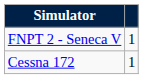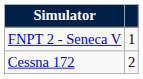(132, 62) 1 -> (132, 62) 2
